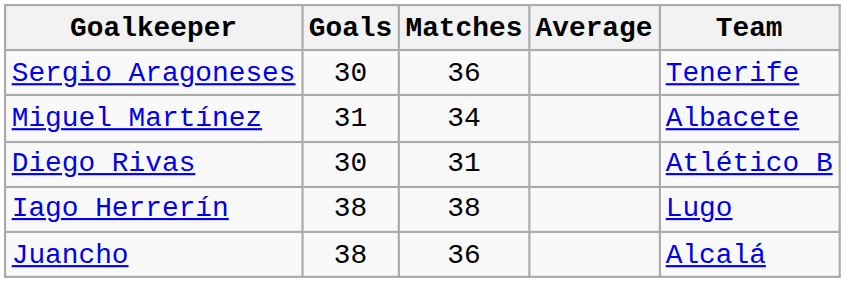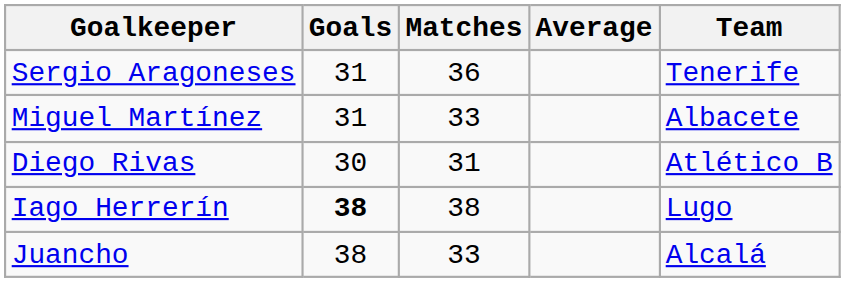(350, 73) 30 -> (350, 73) 31
(464, 118) 34 -> (464, 118) 33
(350, 209) normal -> (350, 209) bold
(464, 254) 36 -> (464, 254) 33
